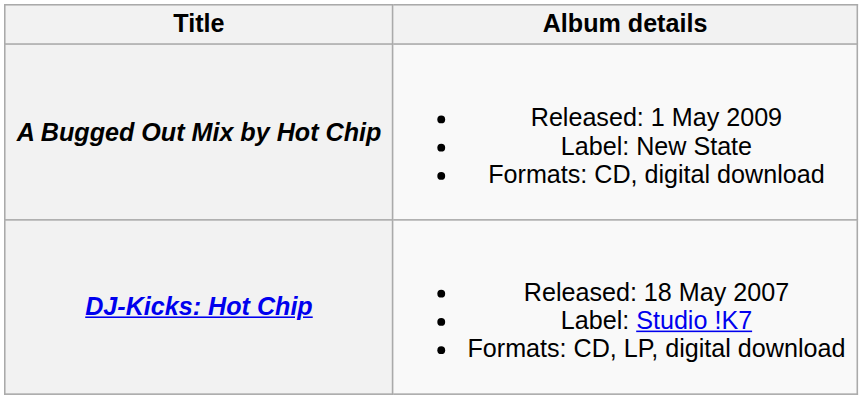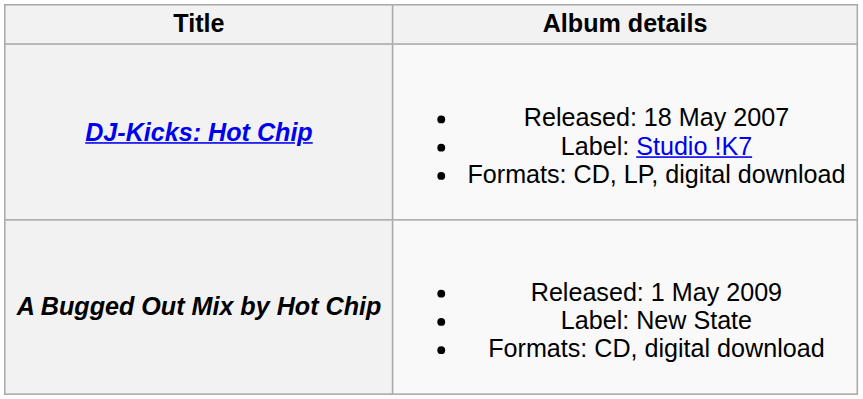rows swapped: (199, 306) <-> (199, 131)
